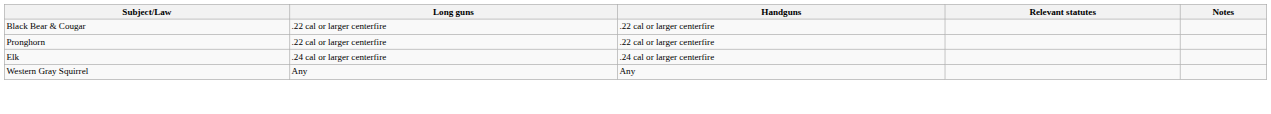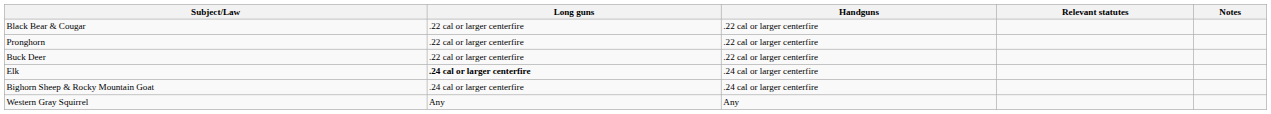+ row: (26, 56)
(339, 56) normal -> (480, 71) bold
+ row: (80, 86)
